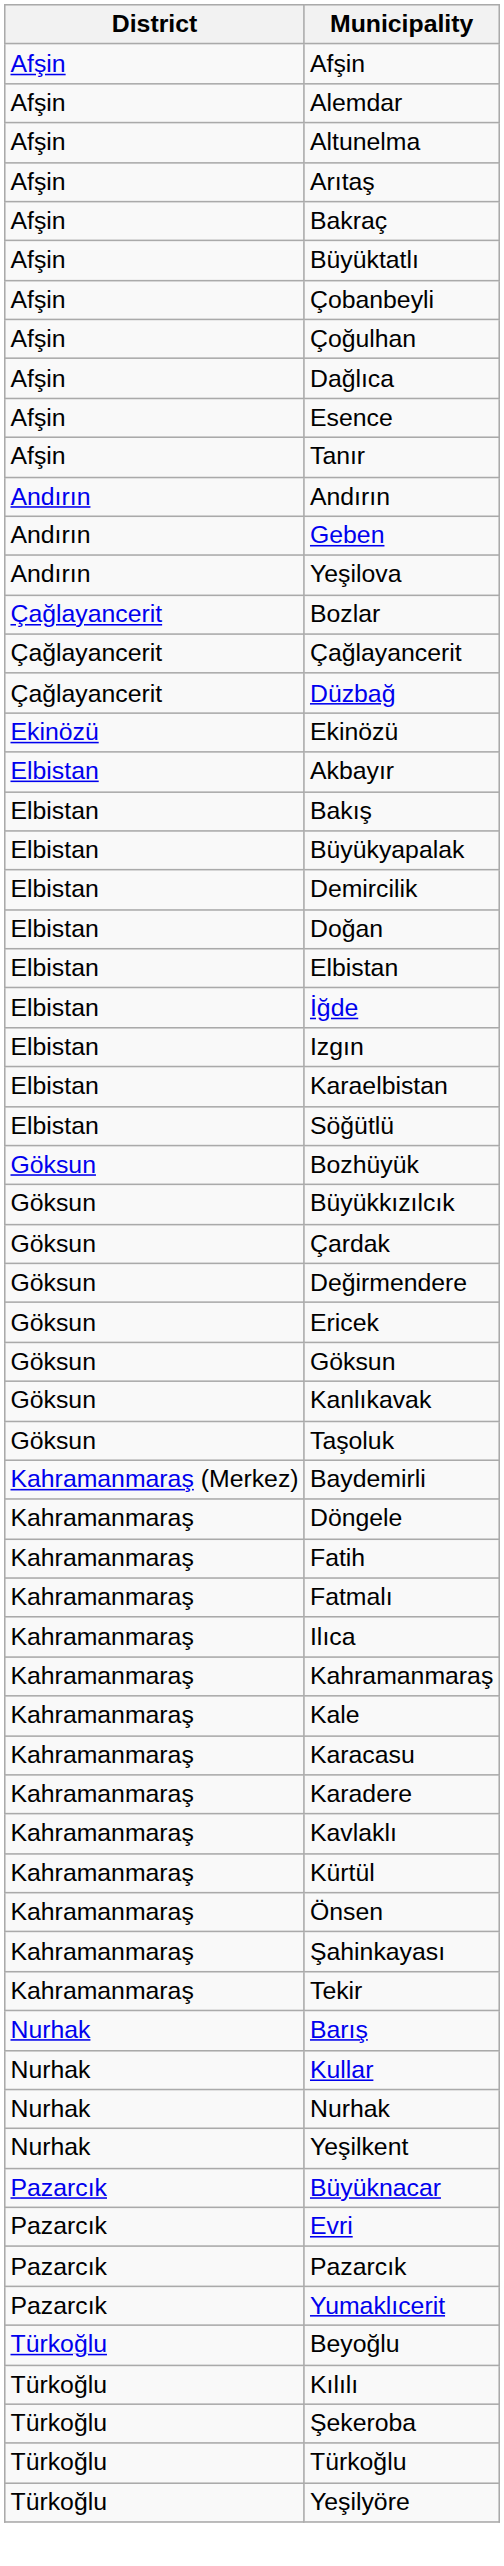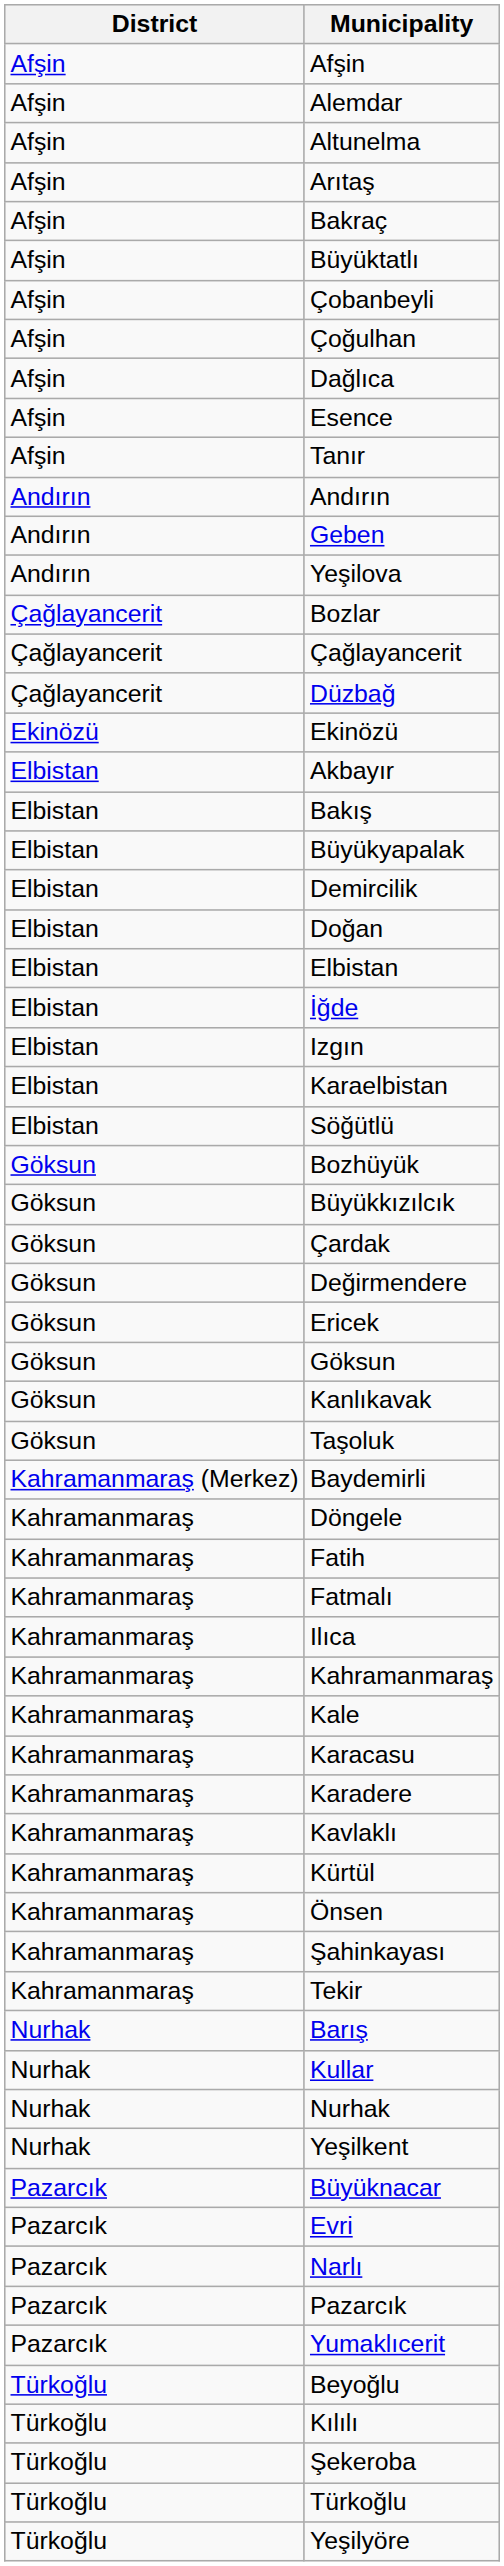+ row: (336, 2266)
